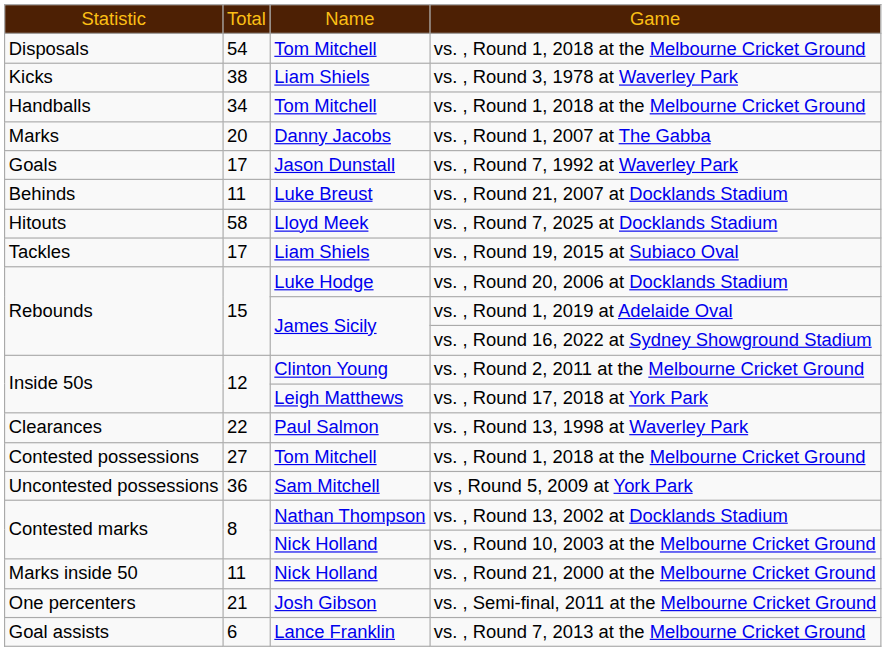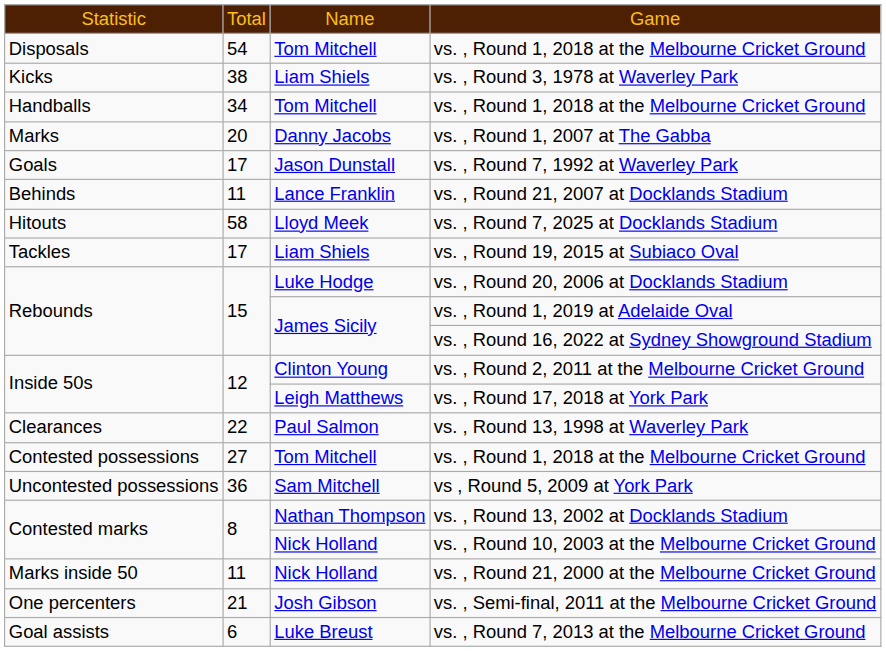(323, 194) Luke Breust -> (335, 194) Lance Franklin
(335, 631) Lance Franklin -> (323, 631) Luke Breust
